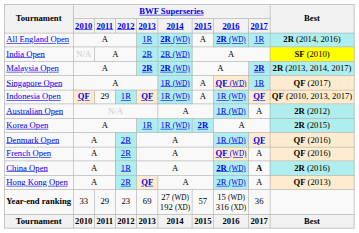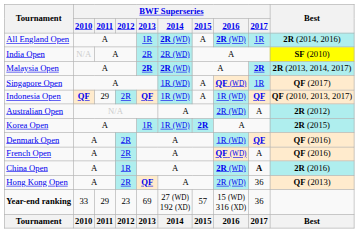(126, 97) 1R -> (126, 97) 2R
(231, 111) 1R (WD) -> (231, 111) 2R (WD)
(259, 183) A -> (259, 183) 36
